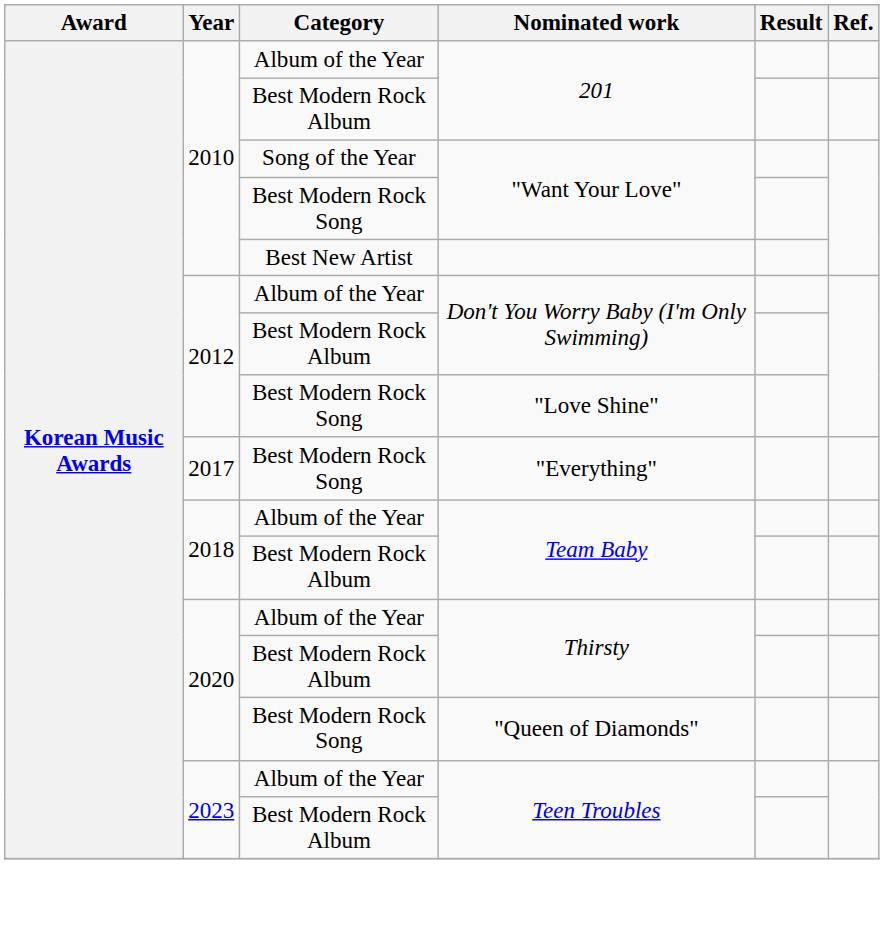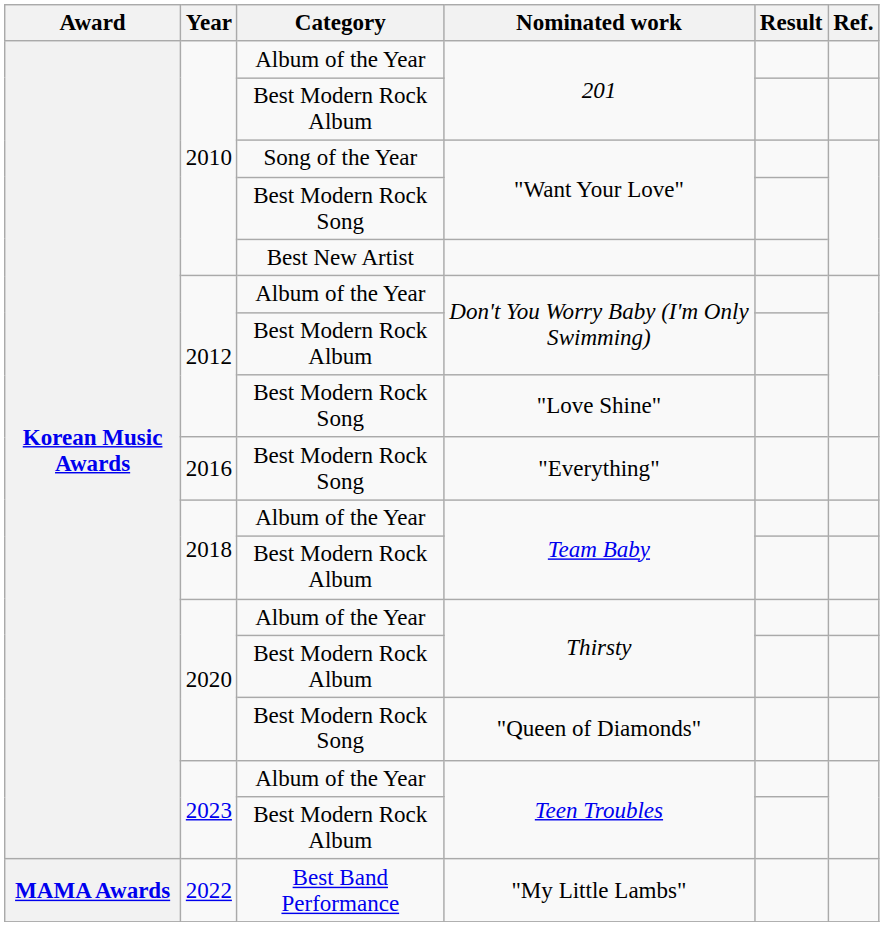(211, 468) 2017 -> (209, 468) 2016
+ row: (340, 890)
